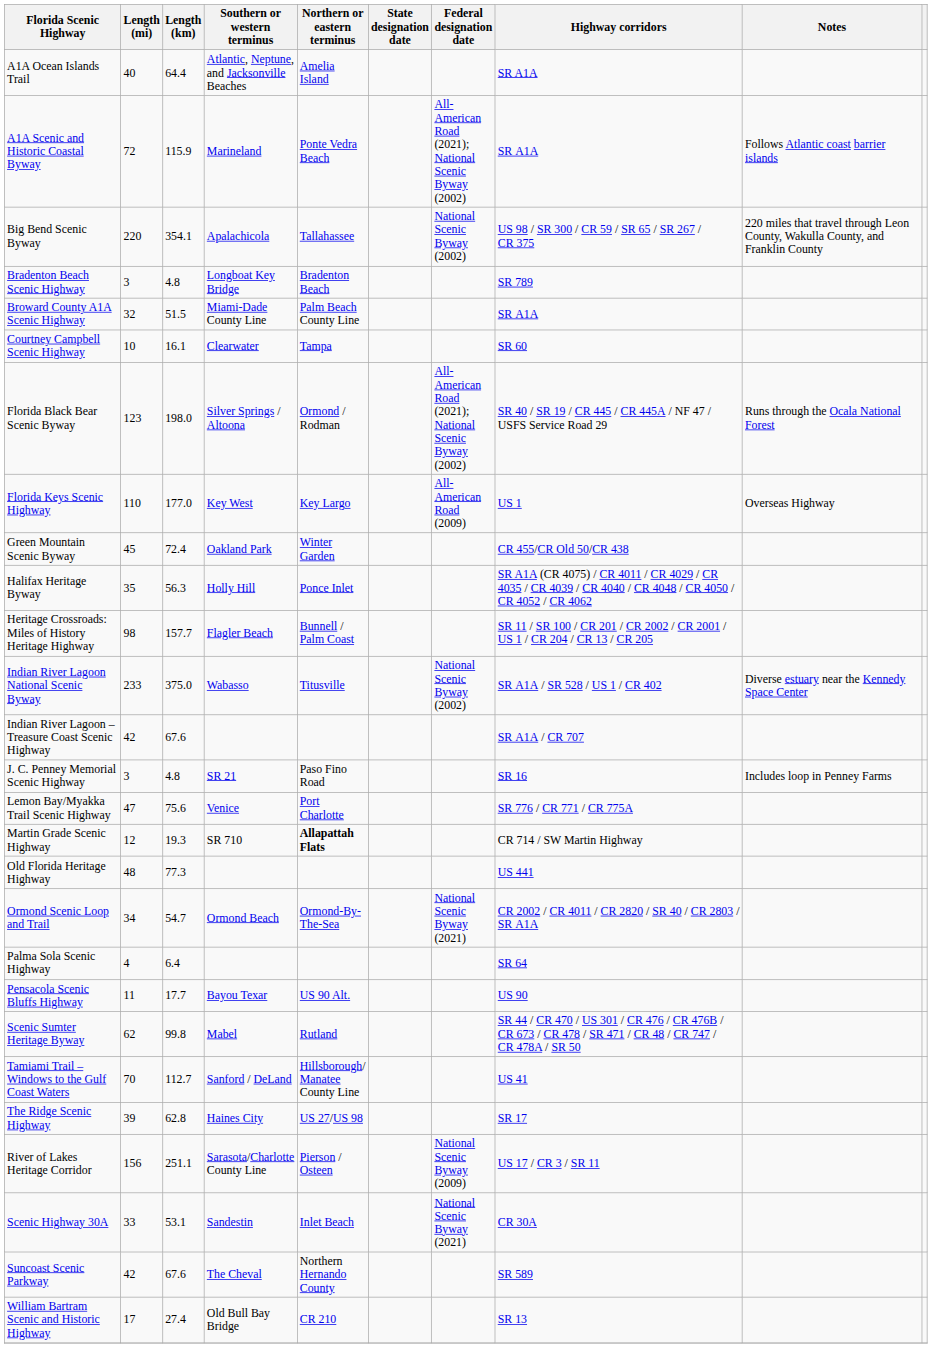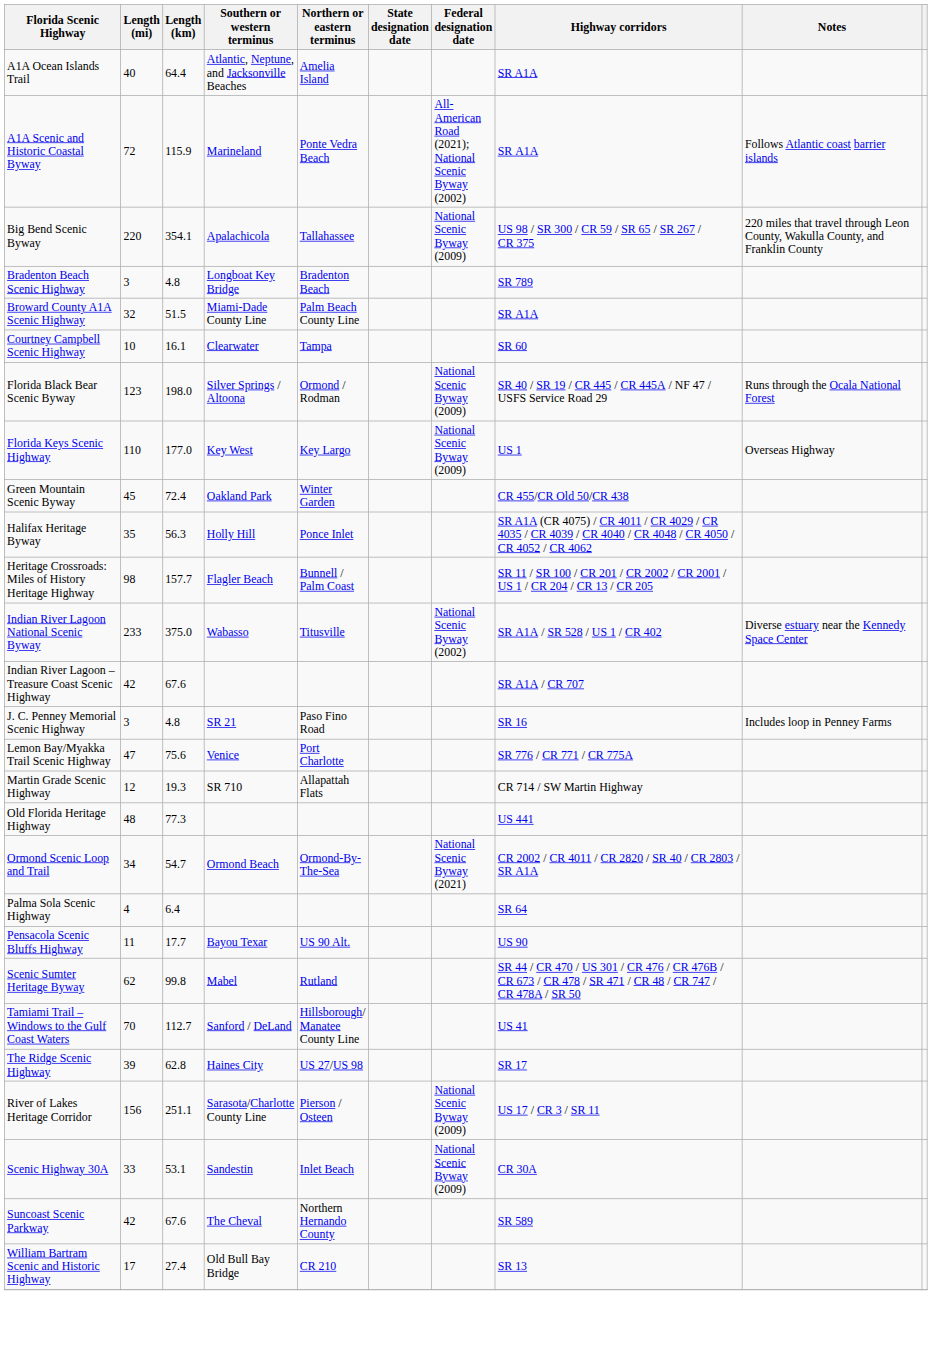(455, 236) National Scenic Byway (2002) -> (455, 236) National Scenic Byway (2009)
(458, 418) All-American Road (2021); National Scenic Byway (2002) -> (455, 391) National Scenic Byway (2009)
(458, 503) All-American Road (2009) -> (455, 450) National Scenic Byway (2009)
(327, 840) bold -> (324, 787) normal
(455, 1222) National Scenic Byway (2021) -> (455, 1169) National Scenic Byway (2009)
